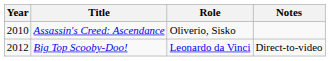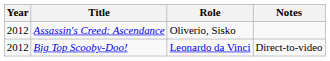(18, 30) 2010 -> (18, 30) 2012
